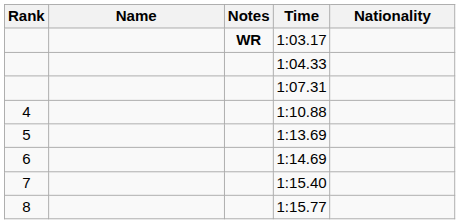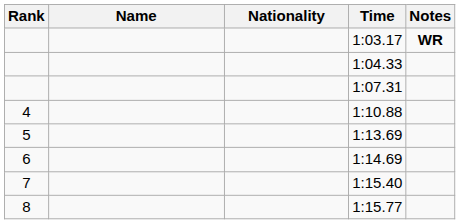columns swapped: (392, 16) <-> (249, 16)
